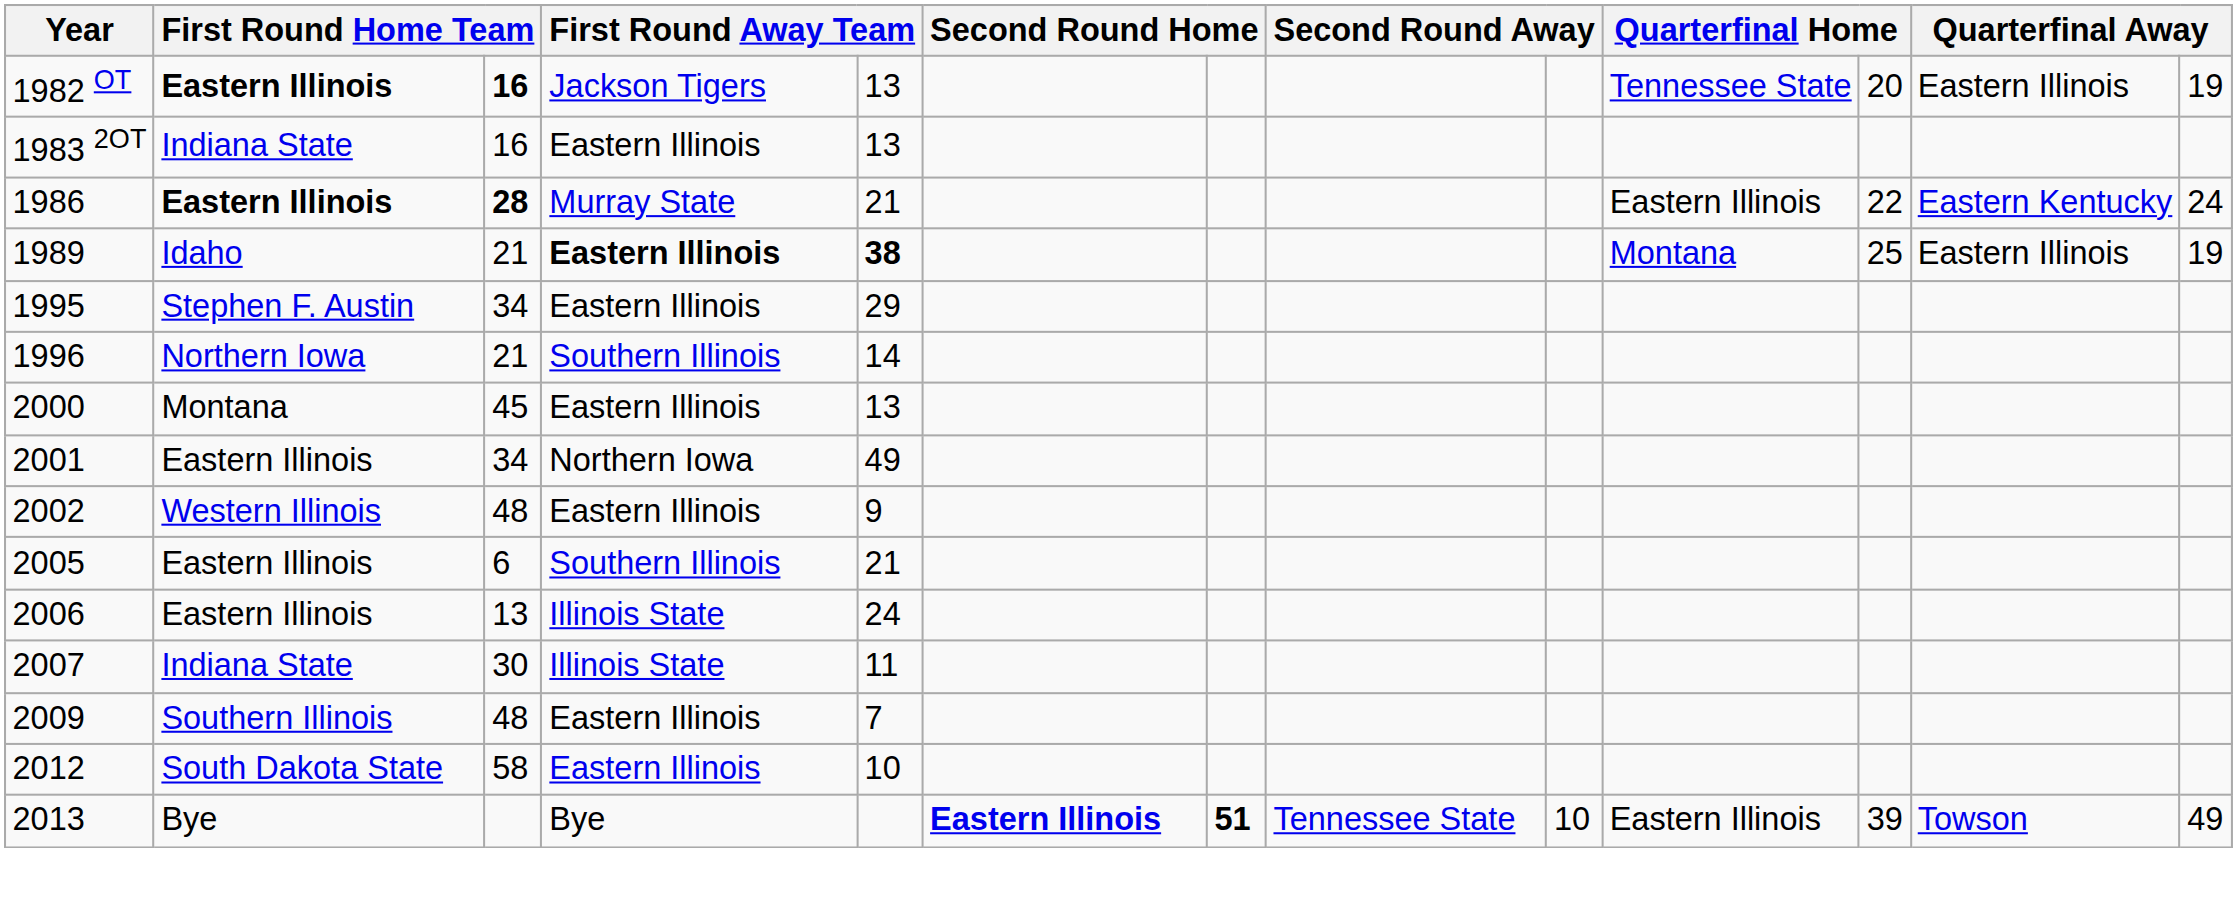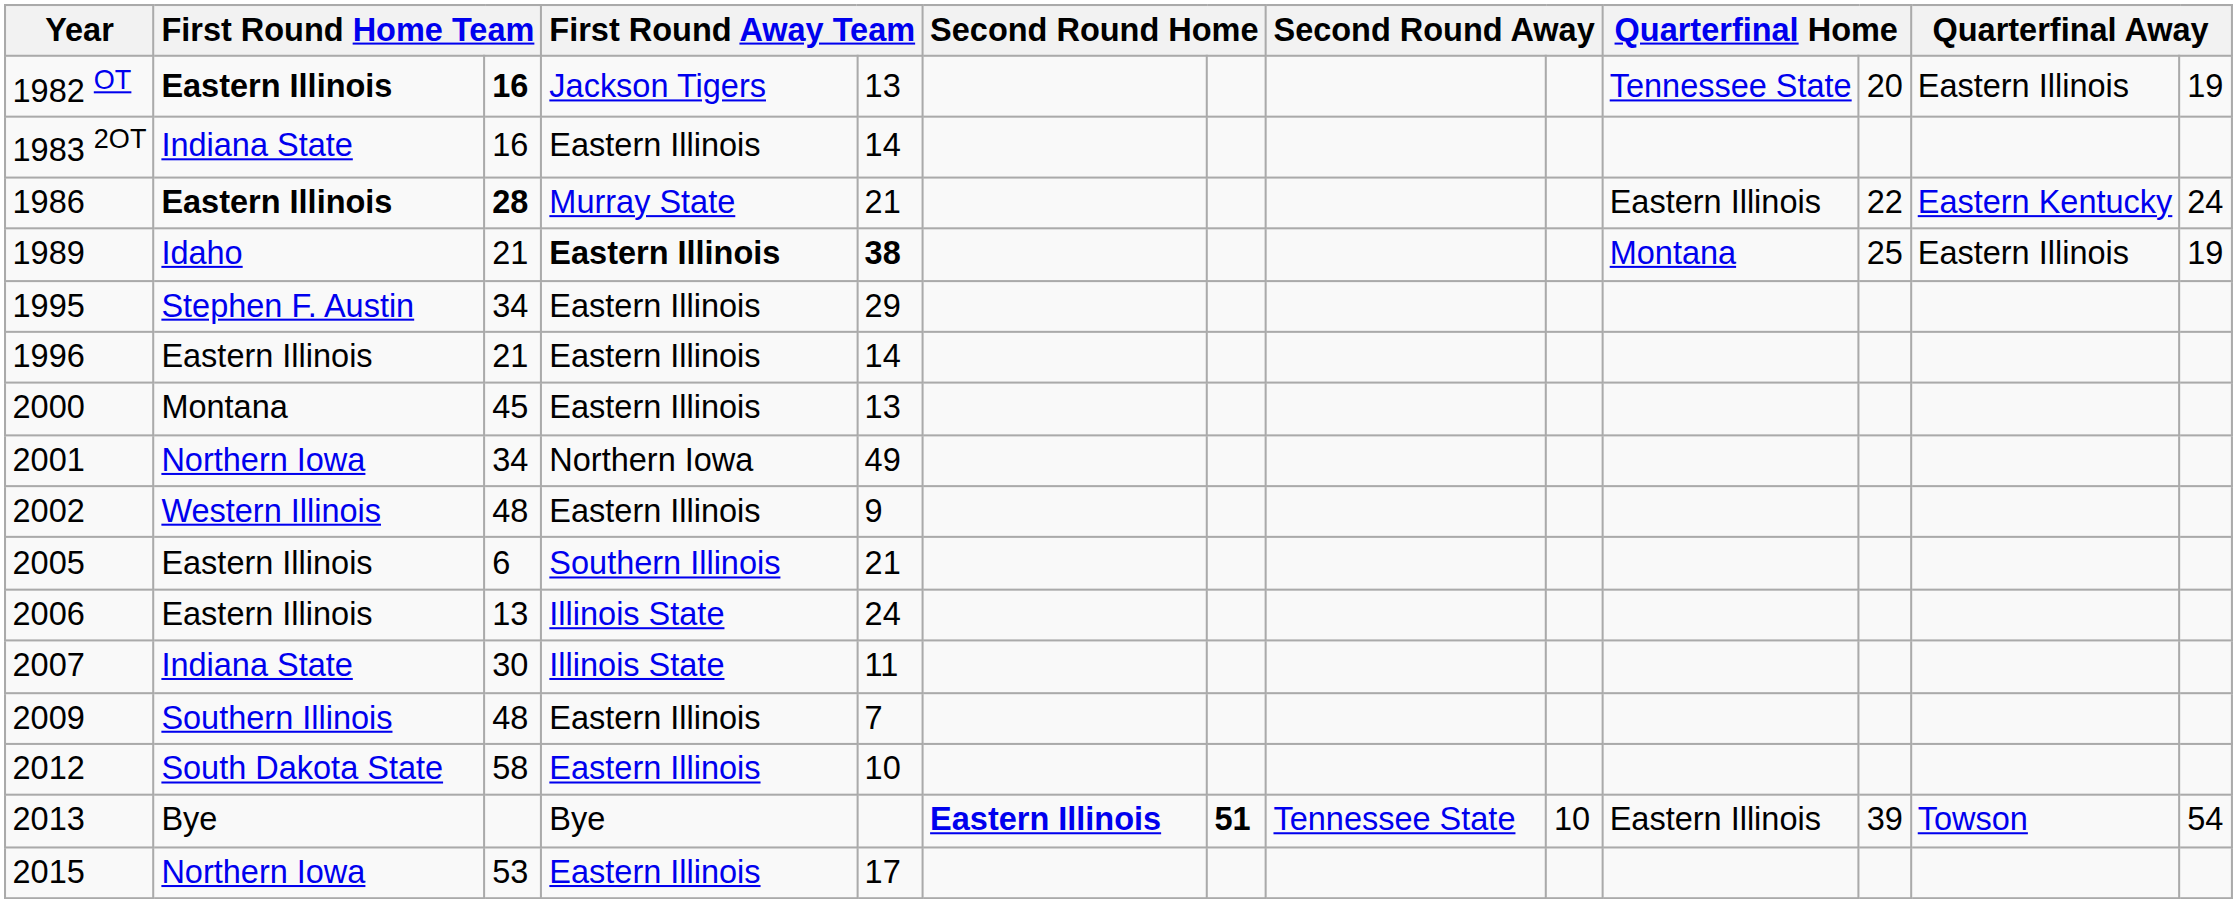(883, 146) 13 -> (883, 146) 14
(263, 356) Northern Iowa -> (267, 356) Eastern Illinois
(665, 356) Southern Illinois -> (655, 356) Eastern Illinois
(267, 459) Eastern Illinois -> (263, 459) Northern Iowa
(2205, 820) 49 -> (2205, 820) 54
+ row: (49, 872)
